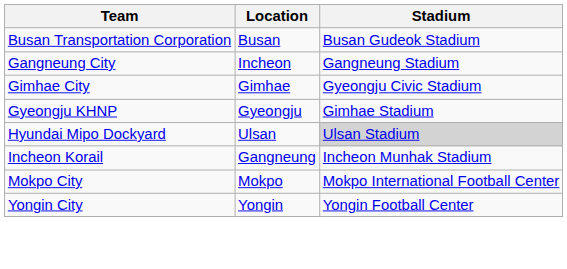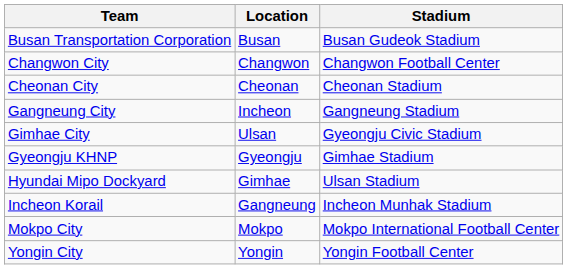+ row: (58, 63)
+ row: (53, 87)
(264, 87) Gimhae -> (257, 134) Ulsan
(257, 134) Ulsan -> (264, 181) Gimhae
(371, 134) lightgrey background -> (371, 181) no background
